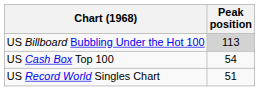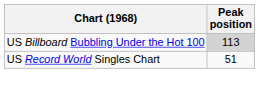- row: (60, 59)
